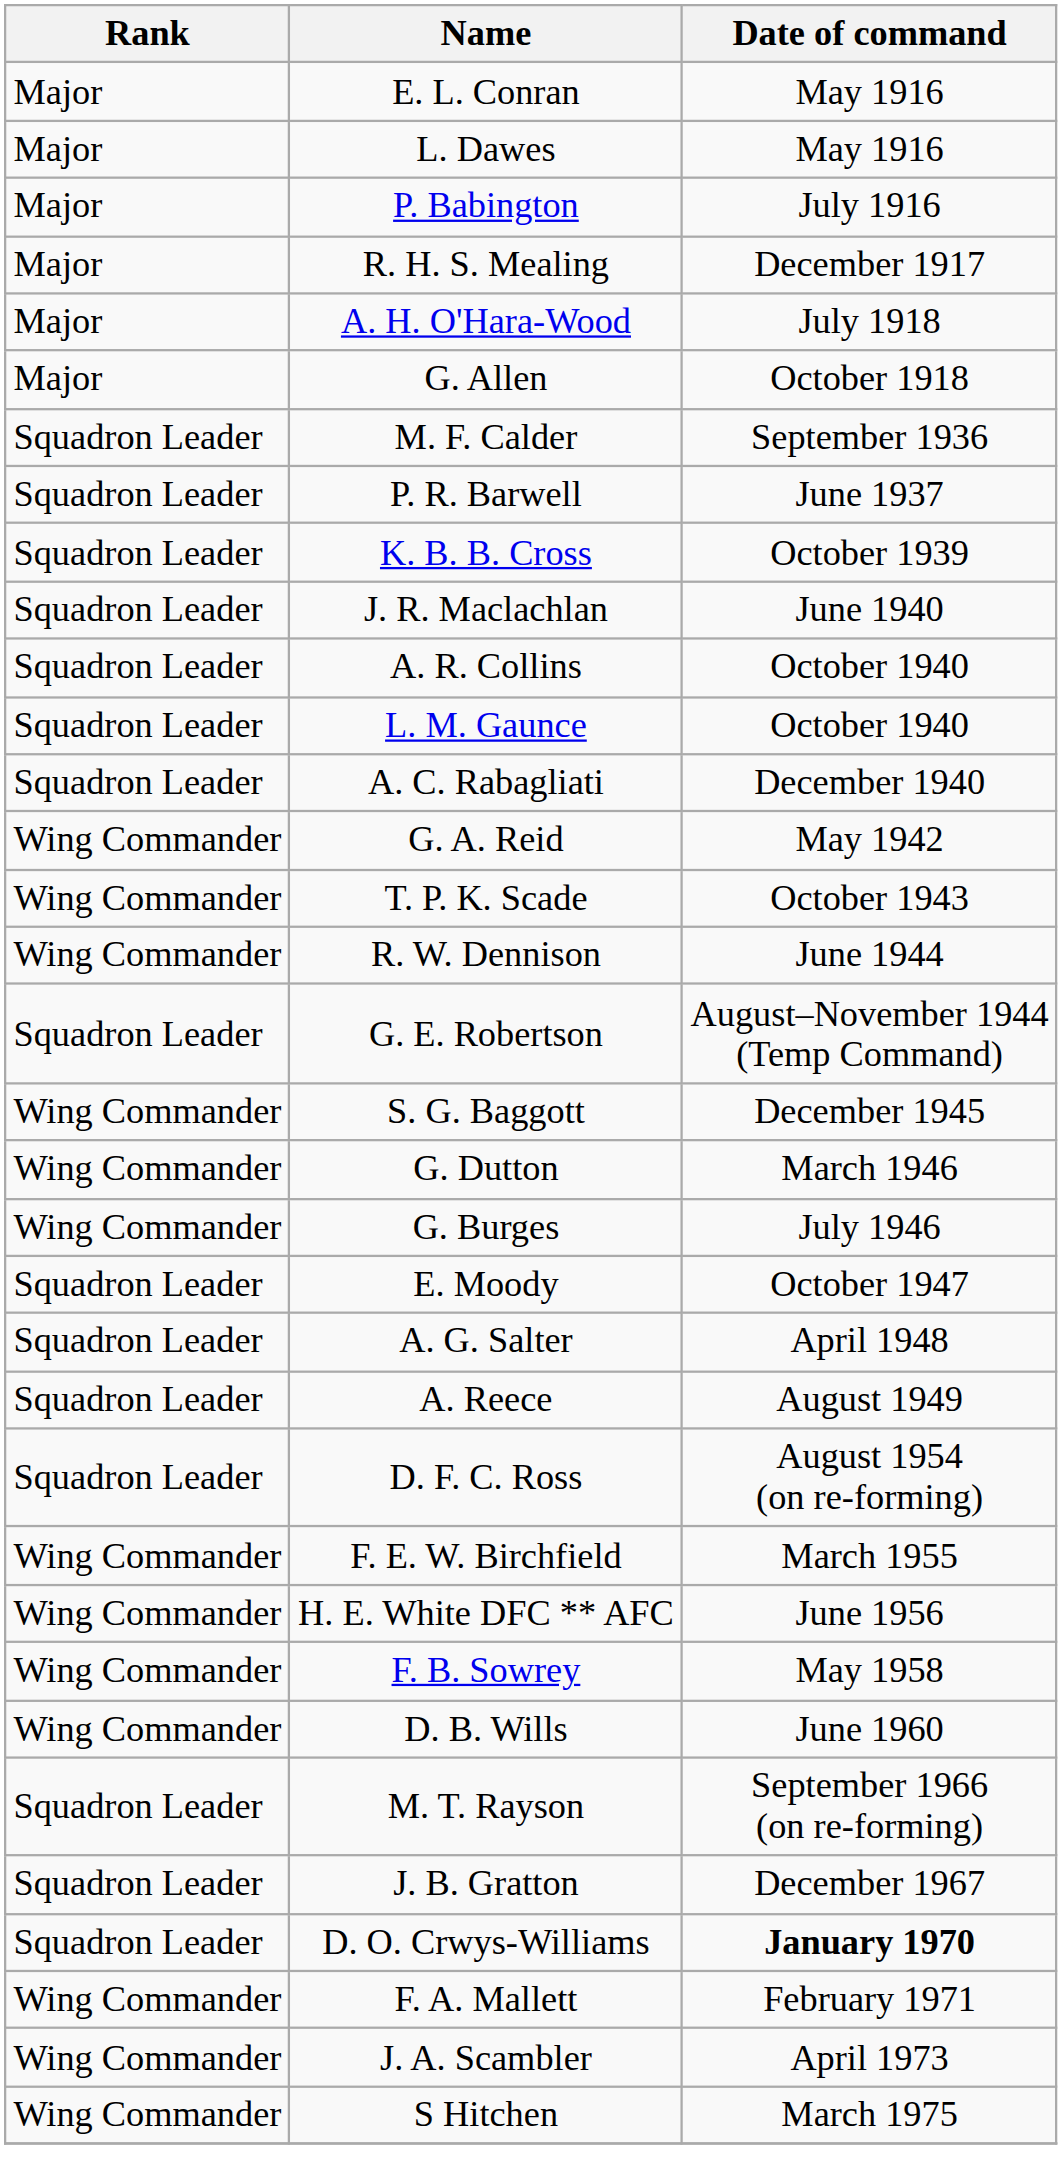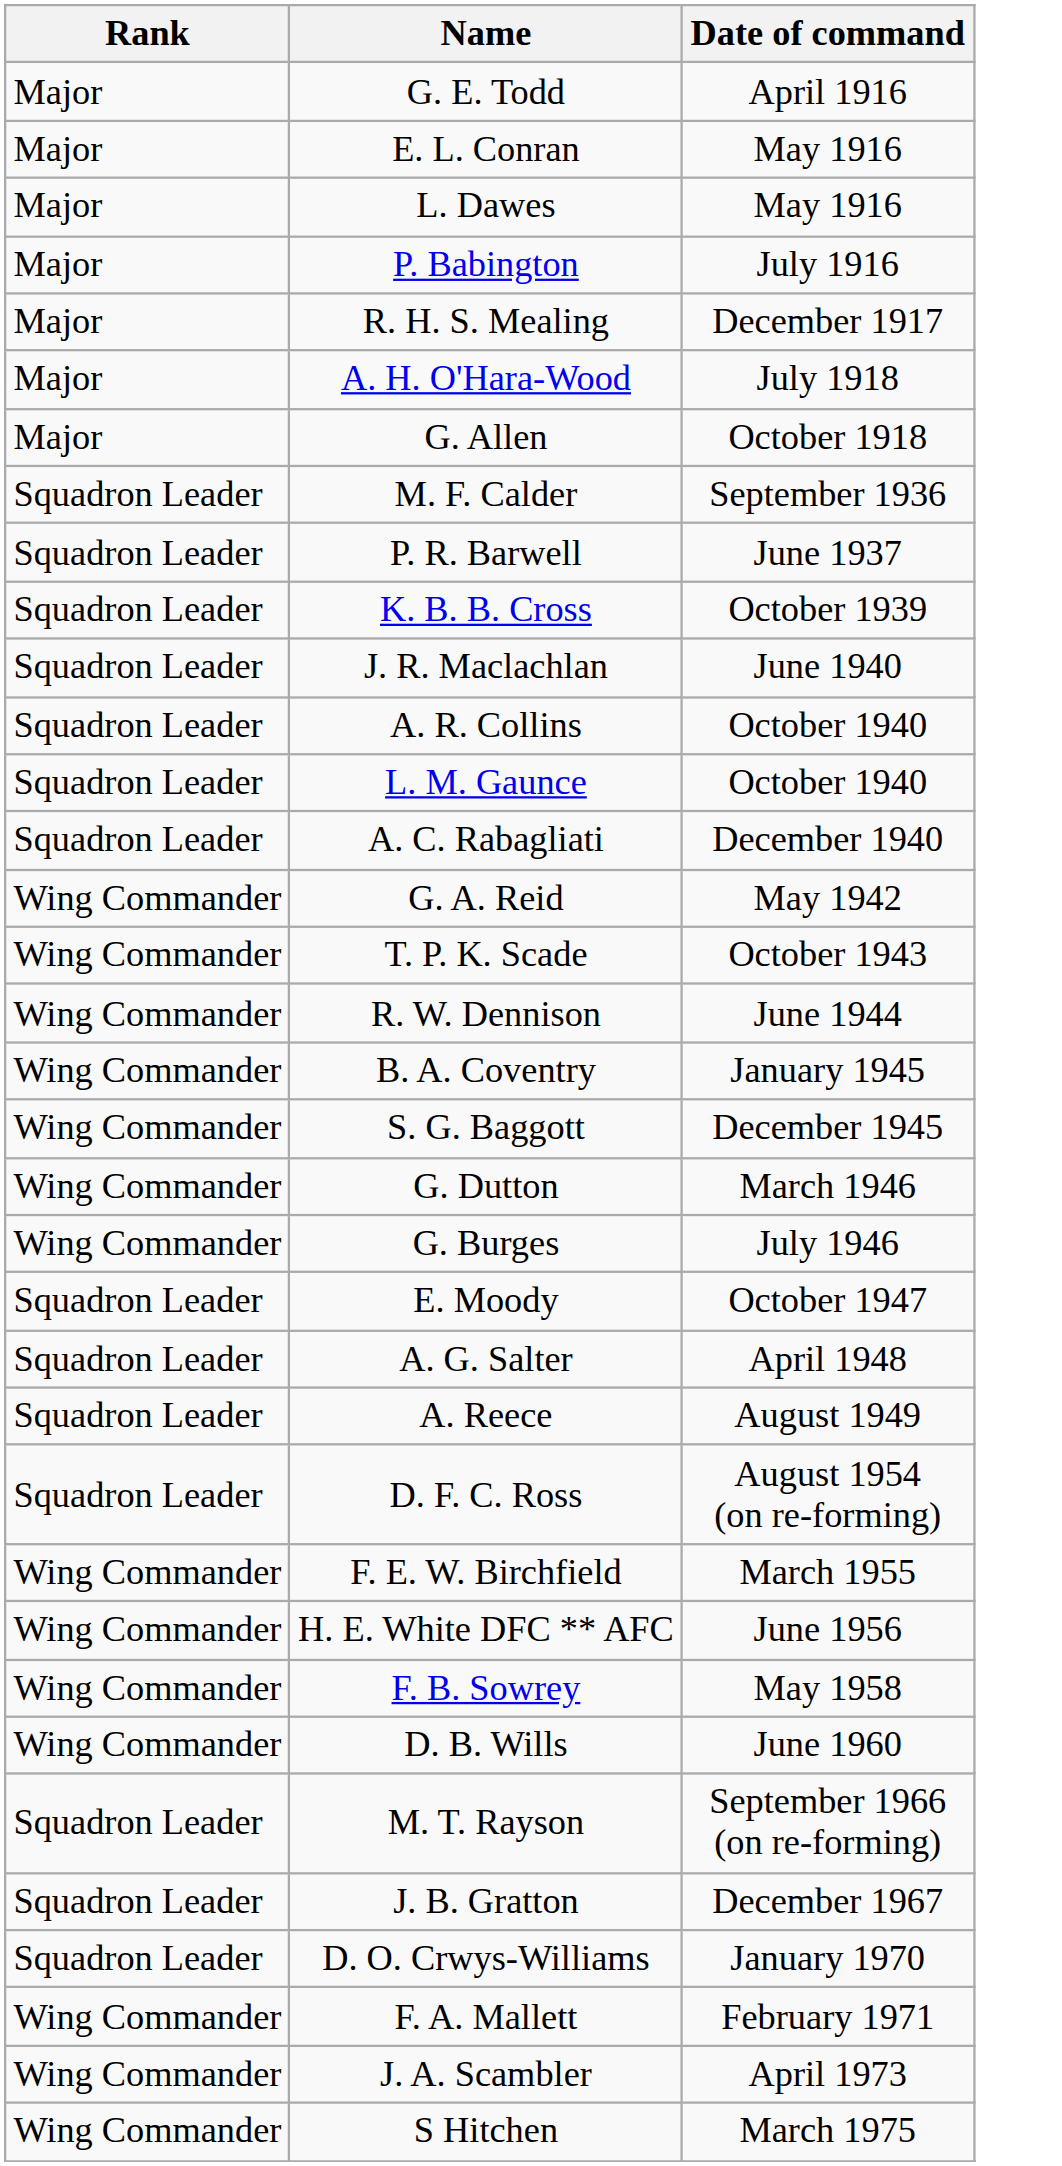+ row: (486, 90)
- row: (486, 1032)
+ row: (486, 1070)
(870, 1941) bold -> (828, 1958) normal
